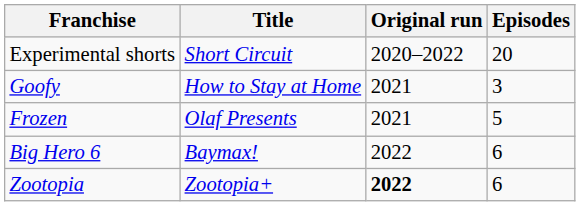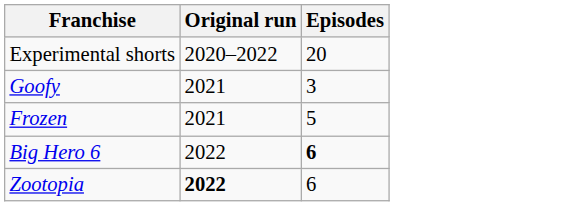- column: (273, 20)
(497, 151) normal -> (311, 151) bold
